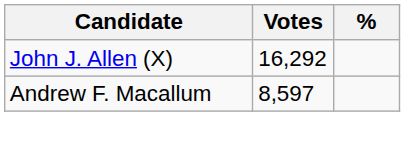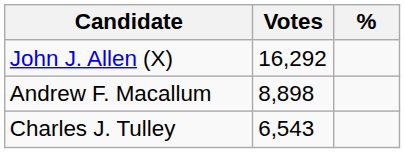(286, 93) 8,597 -> (286, 93) 8,898
+ row: (93, 128)
